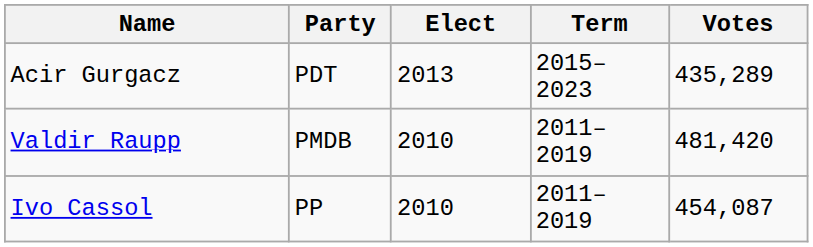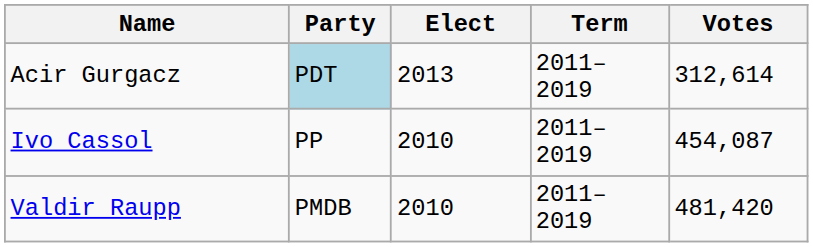(316, 76) no background -> (316, 76) lightblue background
(571, 76) 2015–2023 -> (571, 76) 2011–2019
(724, 76) 435,289 -> (724, 76) 312,614
rows swapped: (96, 142) <-> (82, 208)
